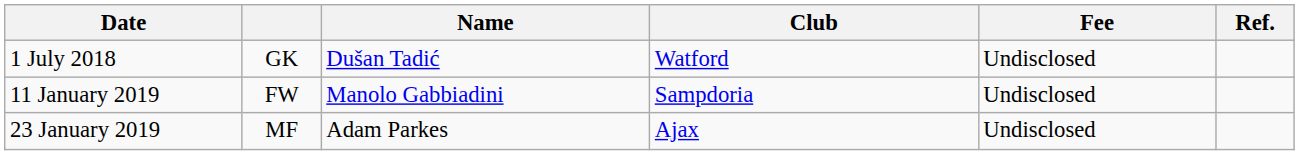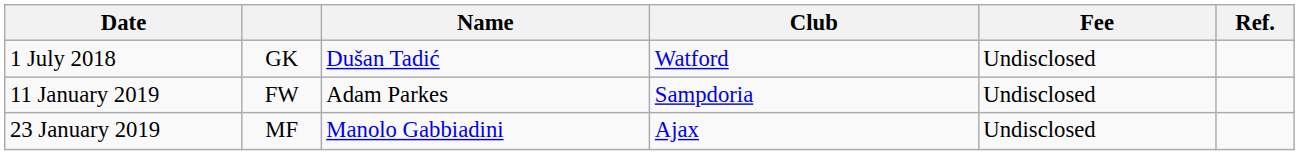(415, 94) Manolo Gabbiadini -> (387, 94) Adam Parkes
(387, 130) Adam Parkes -> (415, 130) Manolo Gabbiadini
